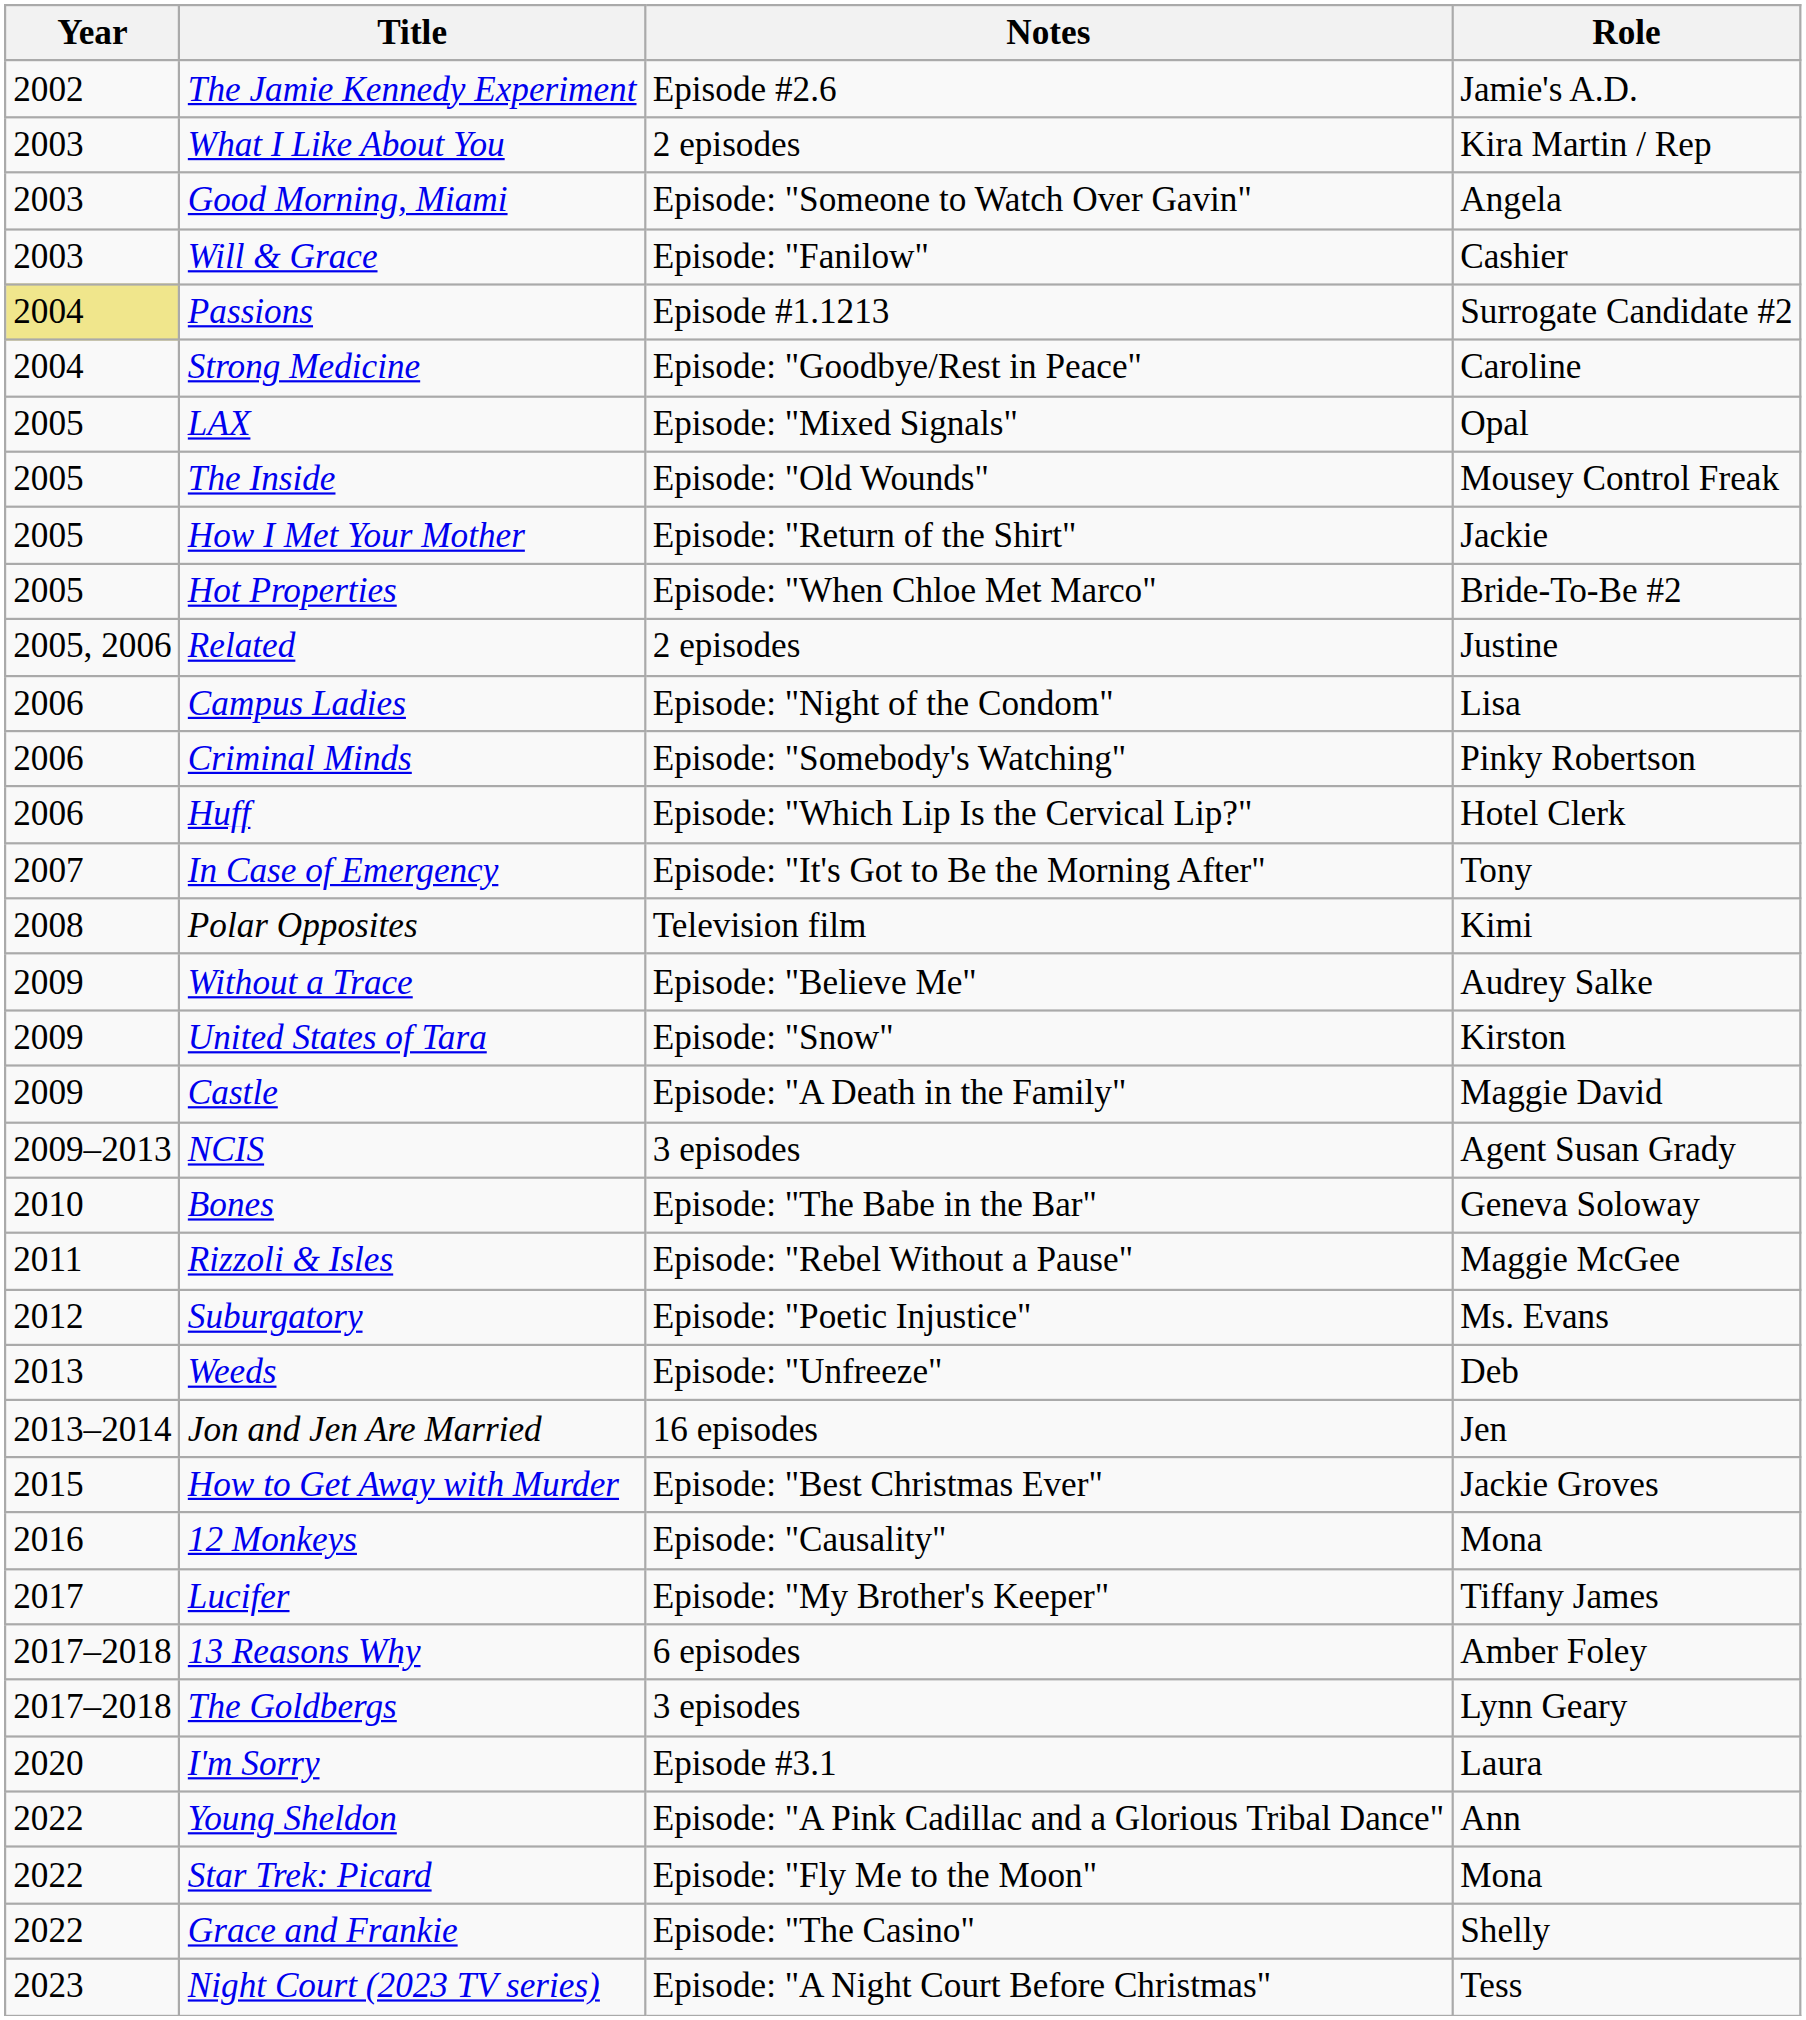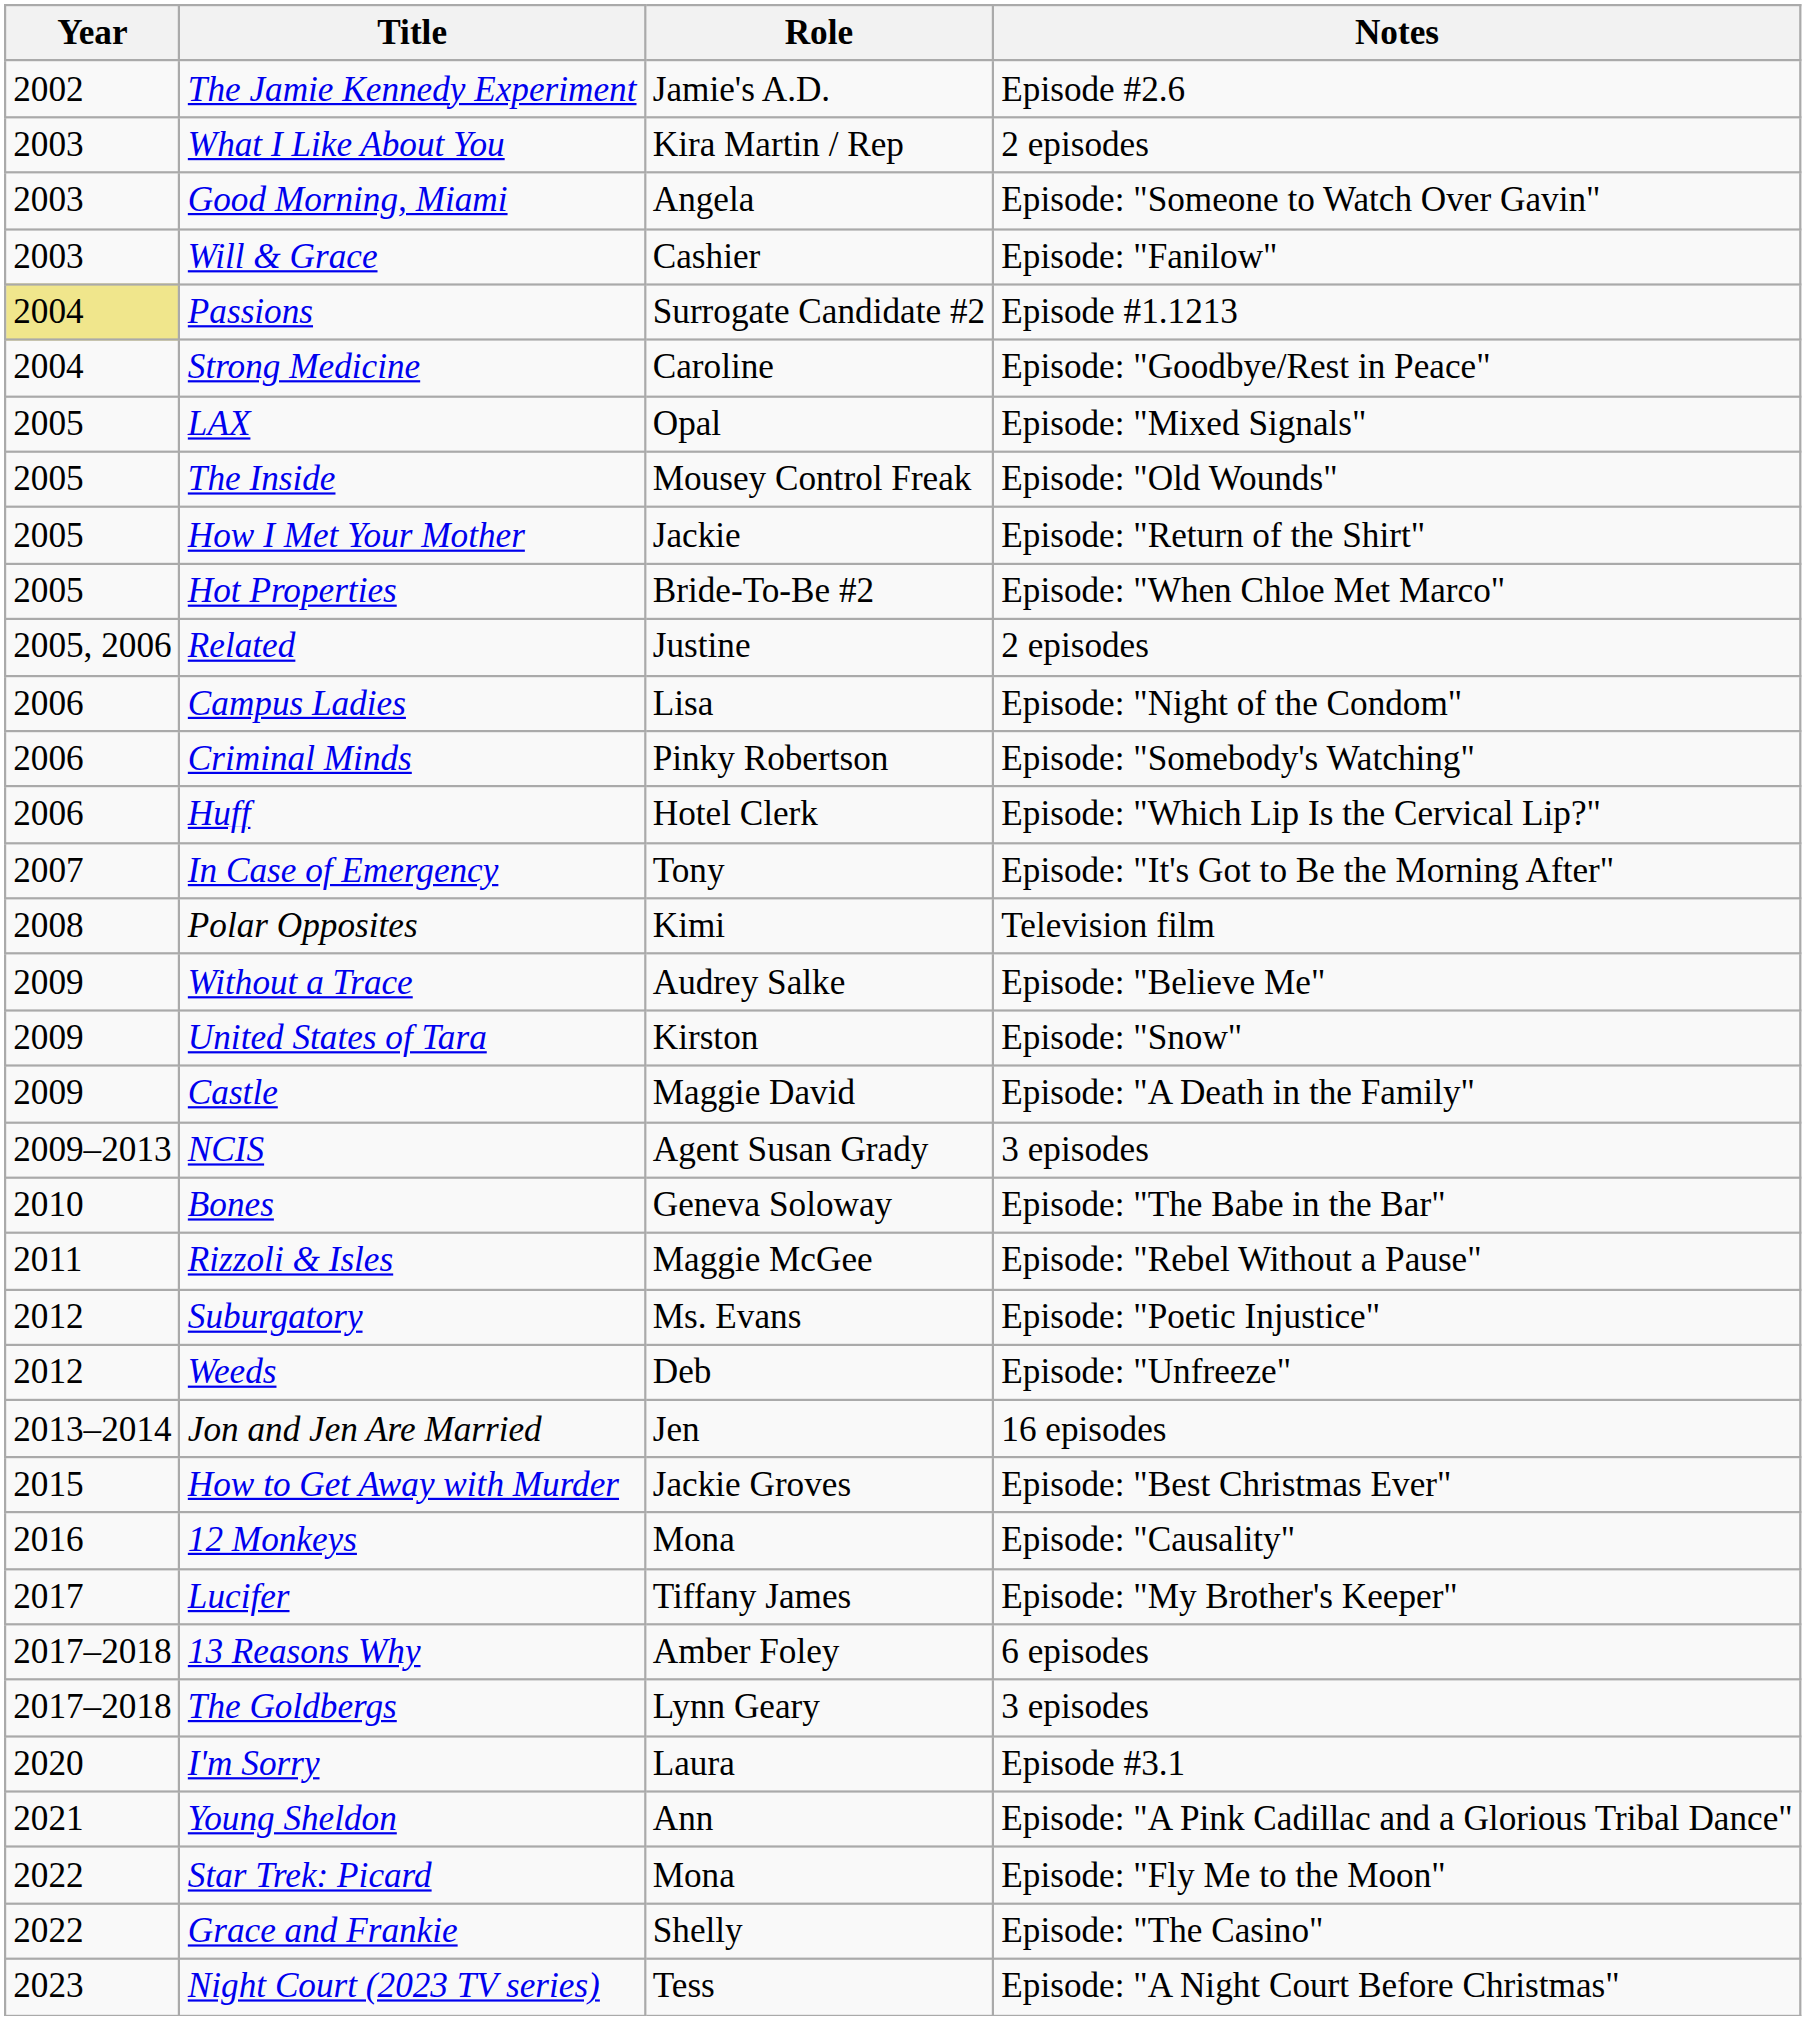columns swapped: (1626, 32) <-> (1048, 32)
(48, 1372) 2013 -> (48, 1372) 2012
(48, 1818) 2022 -> (48, 1818) 2021
